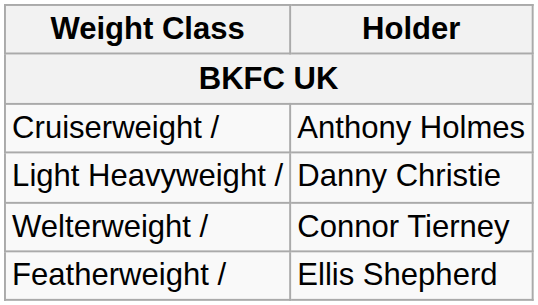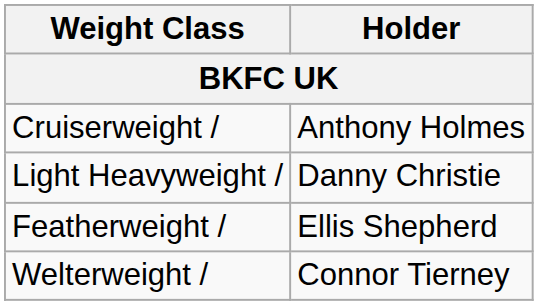rows swapped: (110, 226) <-> (119, 275)
